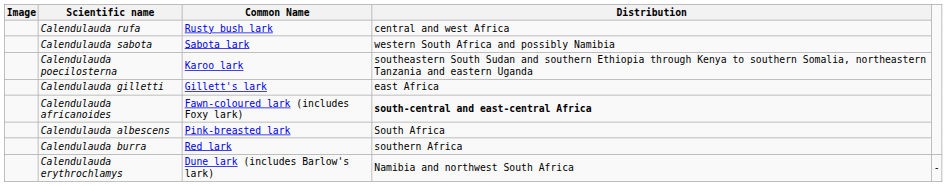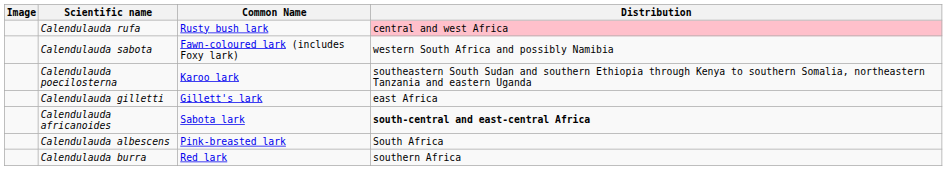(442, 28) no background -> (441, 28) pink background
(217, 44) Sabota lark -> (262, 50) Fawn-coloured lark (includes Foxy lark)
(267, 109) Fawn-coloured lark (includes Foxy lark) -> (213, 120) Sabota lark
- row: (82, 168)
